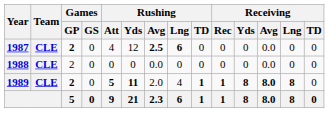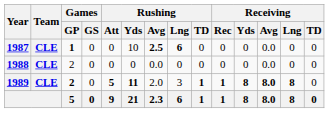(72, 47) 2 -> (72, 47) 1
(111, 47) 4 -> (111, 47) 0
(133, 47) 12 -> (133, 47) 10
(179, 82) 4 -> (179, 82) 3
